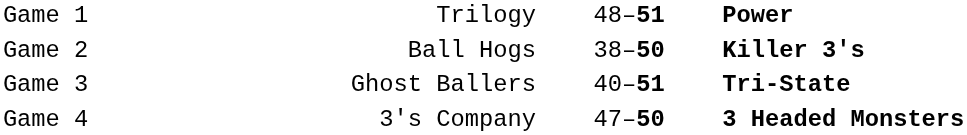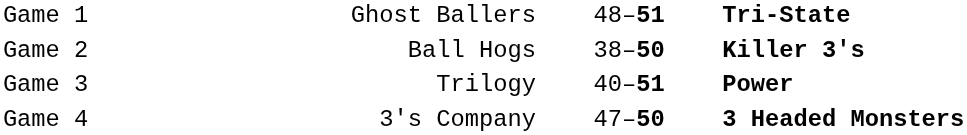(486, 16) Trilogy -> (443, 16) Ghost Ballers
(758, 16) Power -> (786, 16) Tri-State
(443, 85) Ghost Ballers -> (486, 85) Trilogy
(786, 85) Tri-State -> (758, 85) Power
